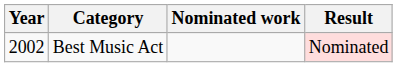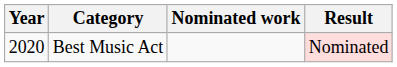(27, 47) 2002 -> (27, 47) 2020
